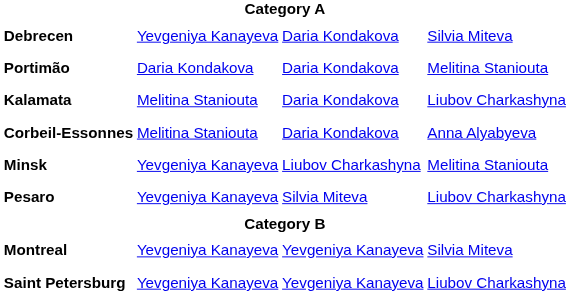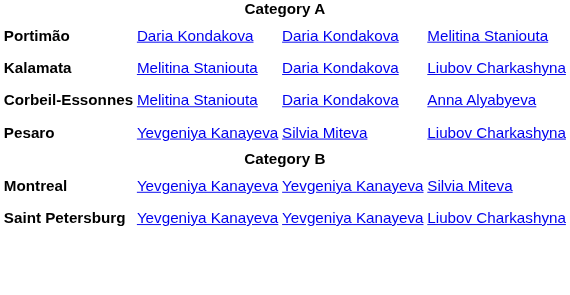- row: (38, 36)
- row: (25, 165)
